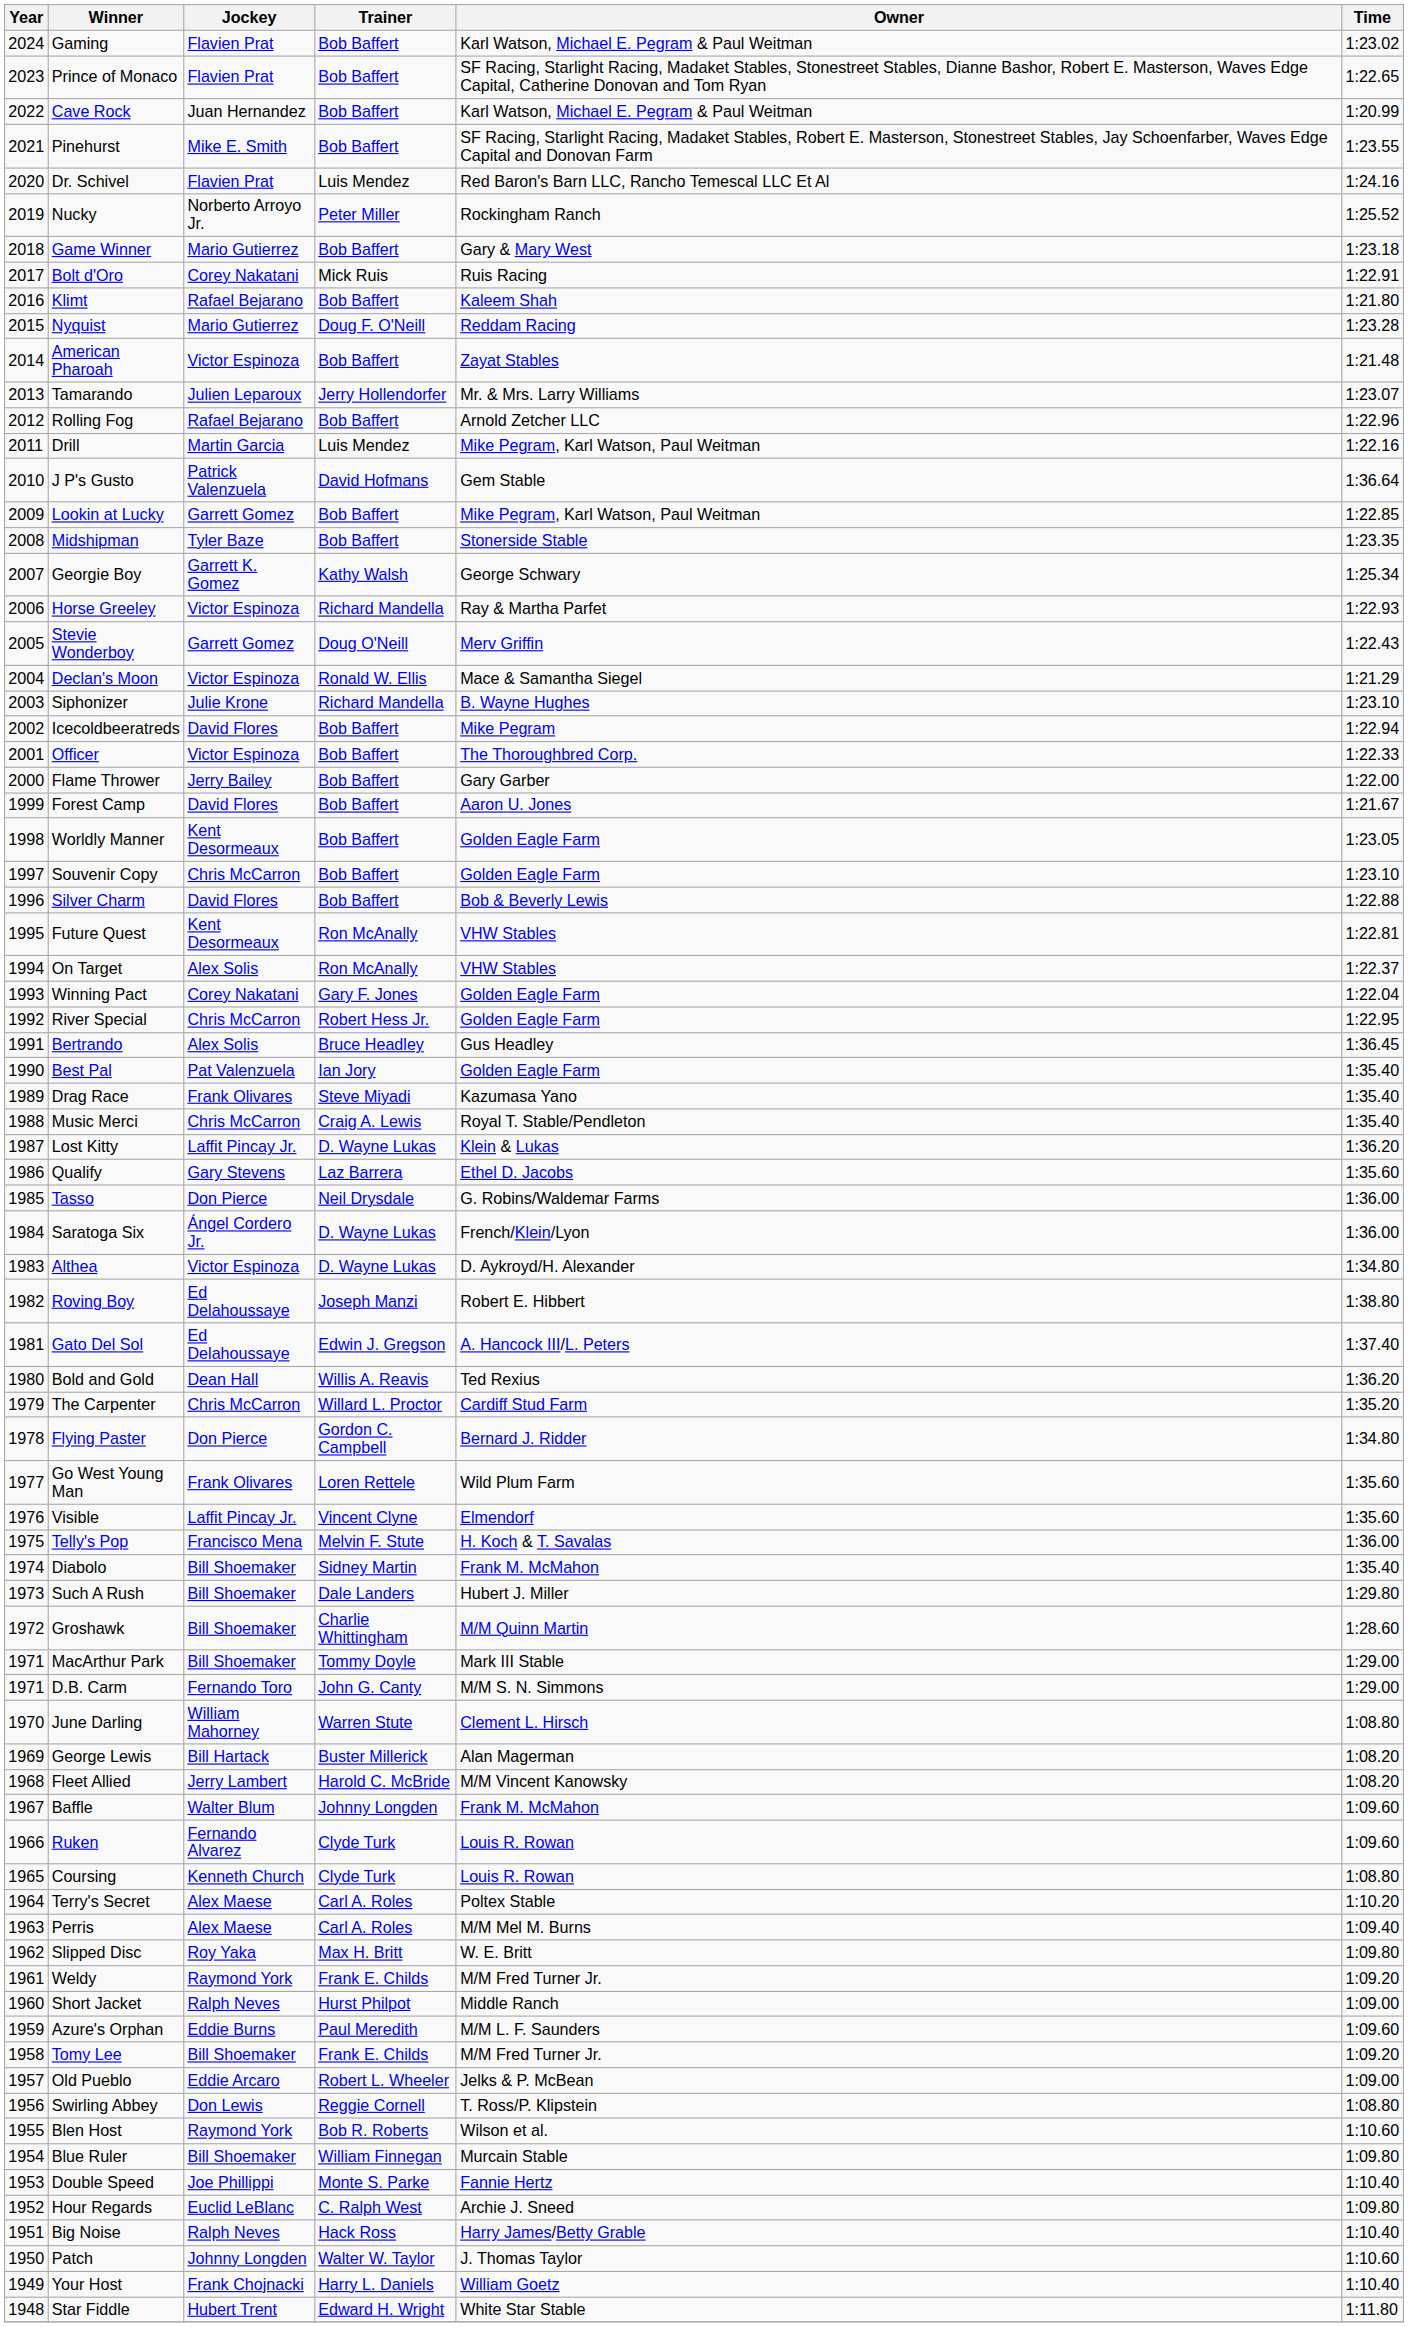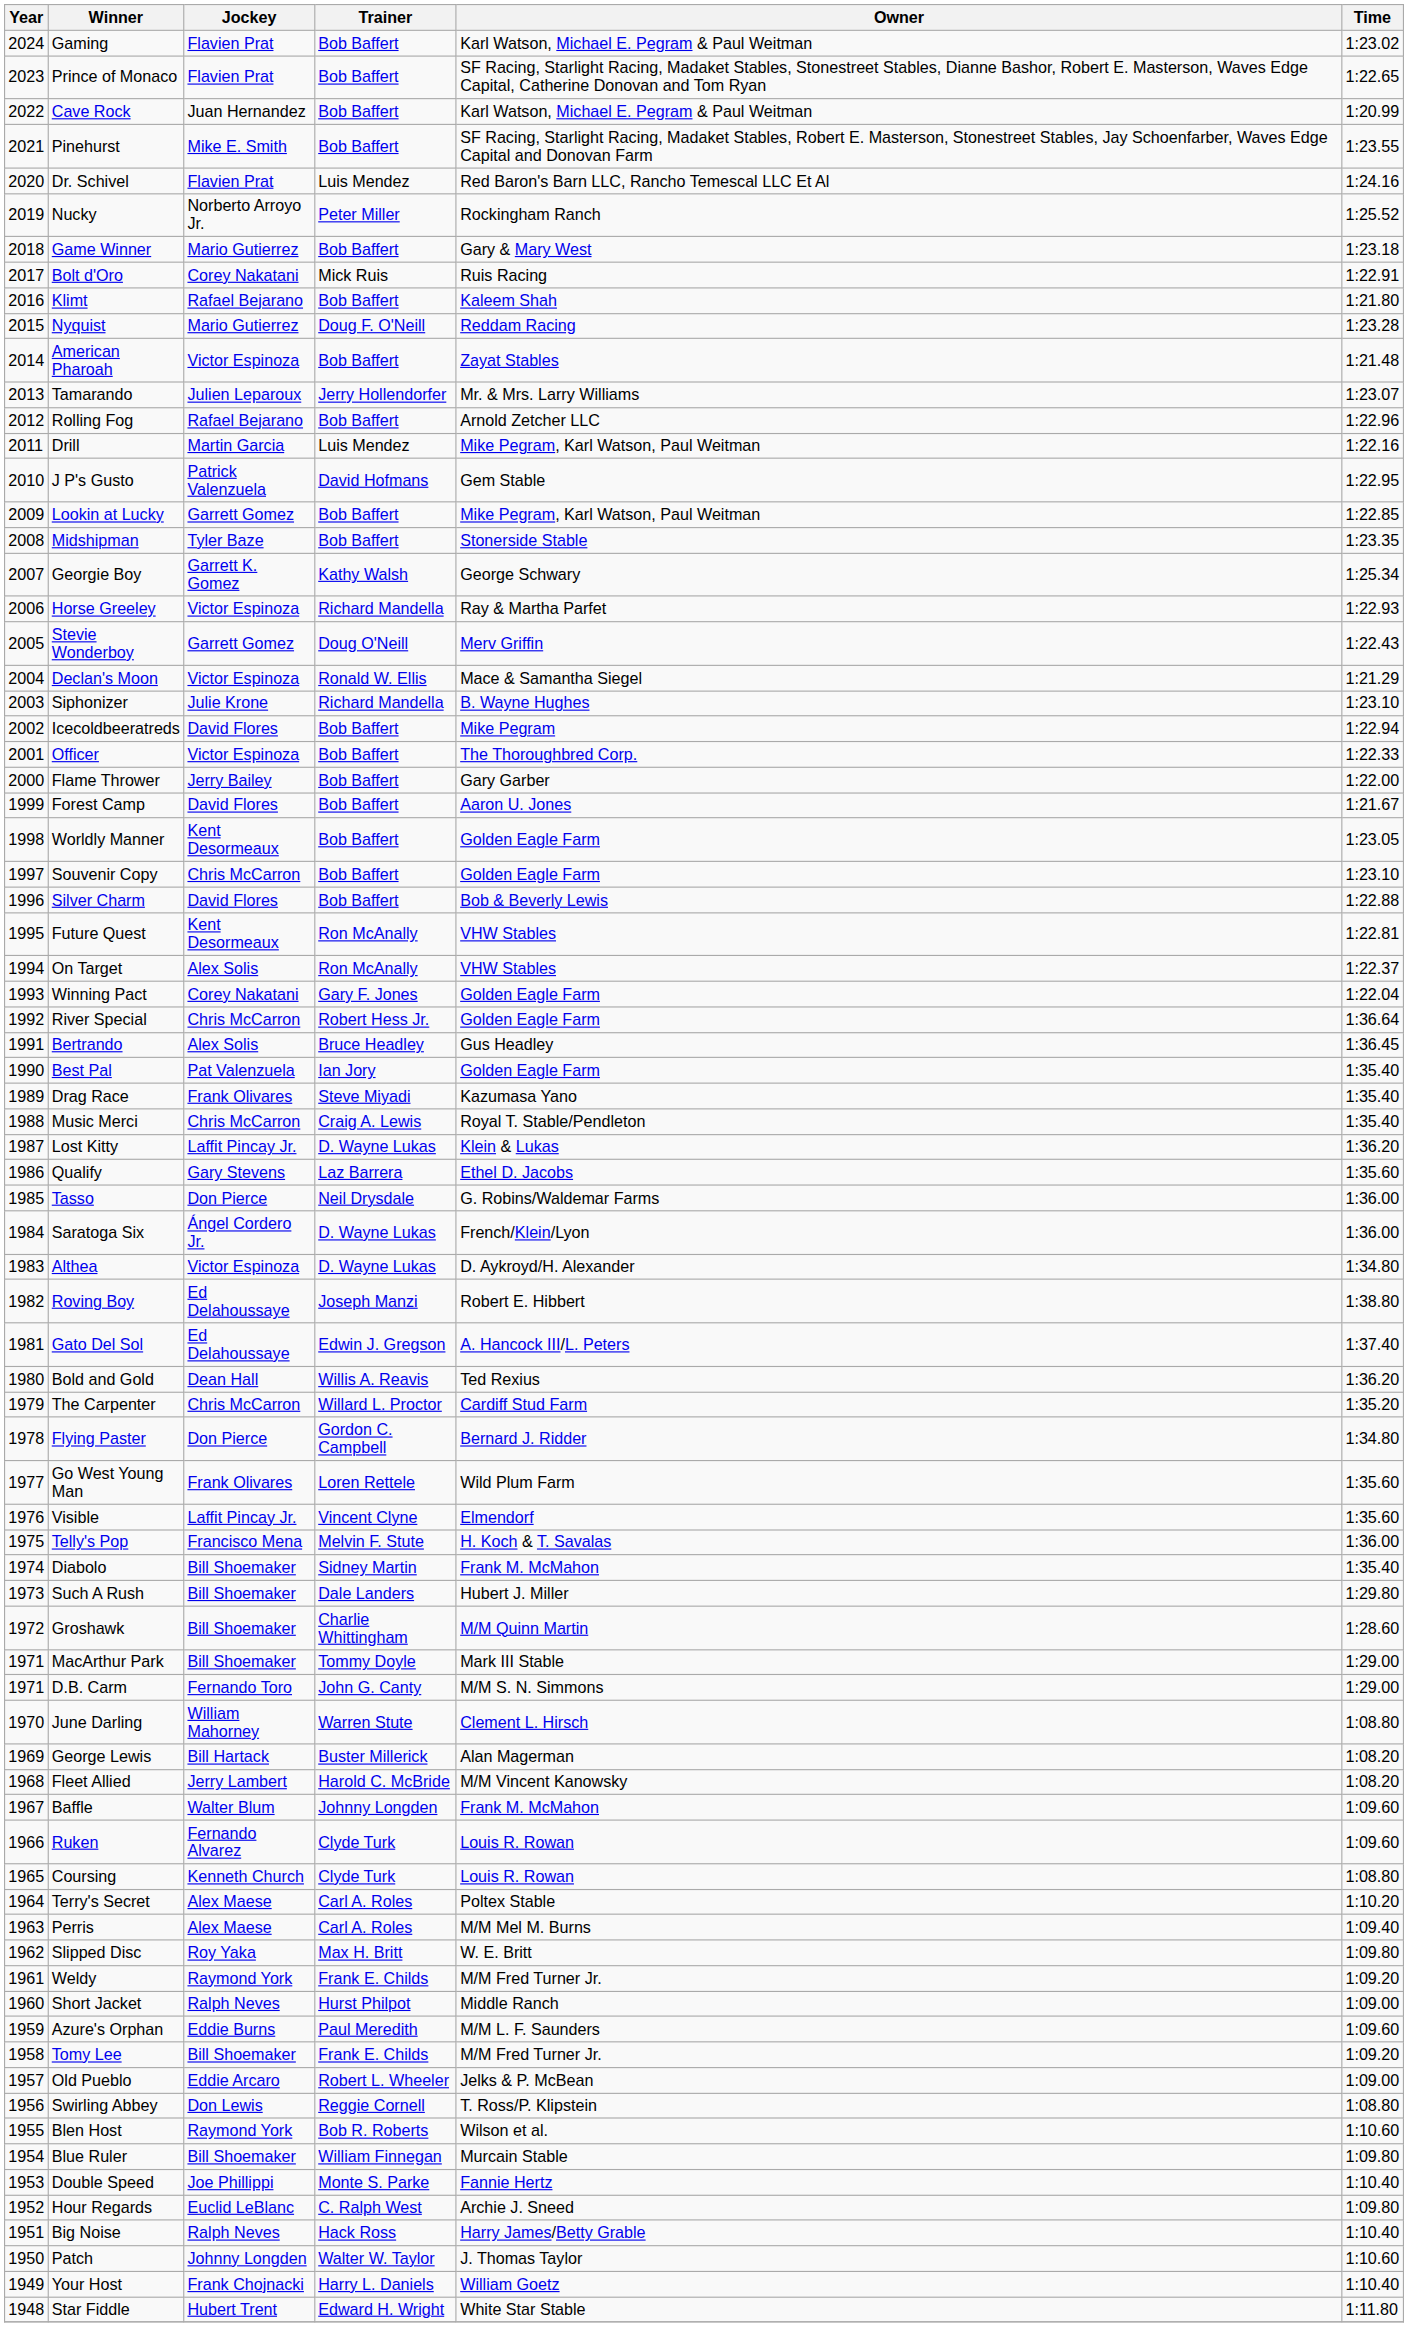(1372, 481) 1:36.64 -> (1372, 481) 1:22.95
(1372, 1020) 1:22.95 -> (1372, 1020) 1:36.64
